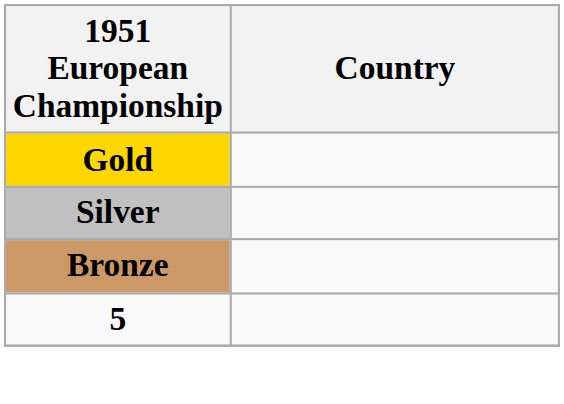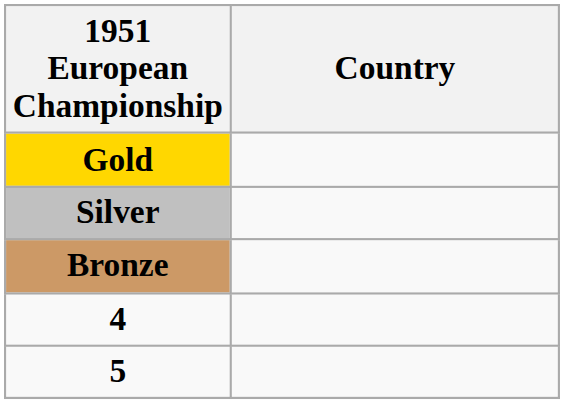+ row: (118, 318)
